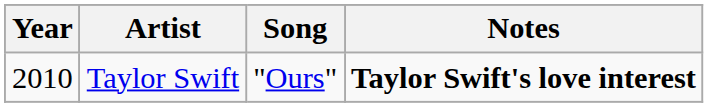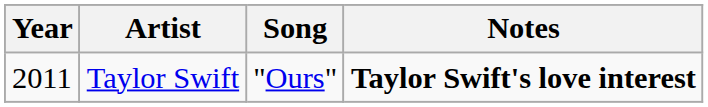(42, 76) 2010 -> (42, 76) 2011
